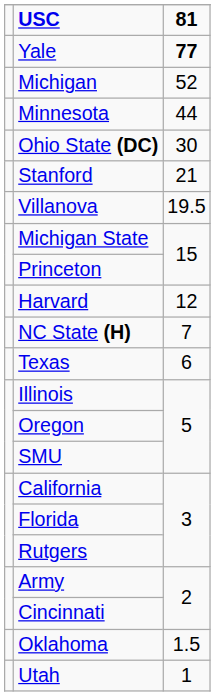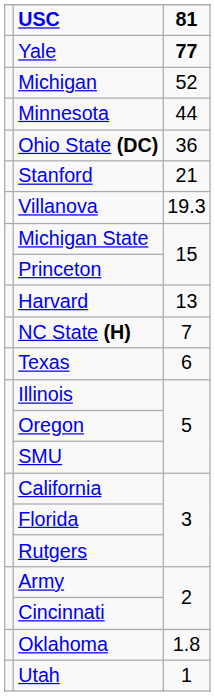(186, 144) 30 -> (186, 144) 36
(186, 207) 19.5 -> (186, 207) 19.3
(186, 301) 12 -> (186, 301) 13
(186, 644) 1.5 -> (186, 644) 1.8
